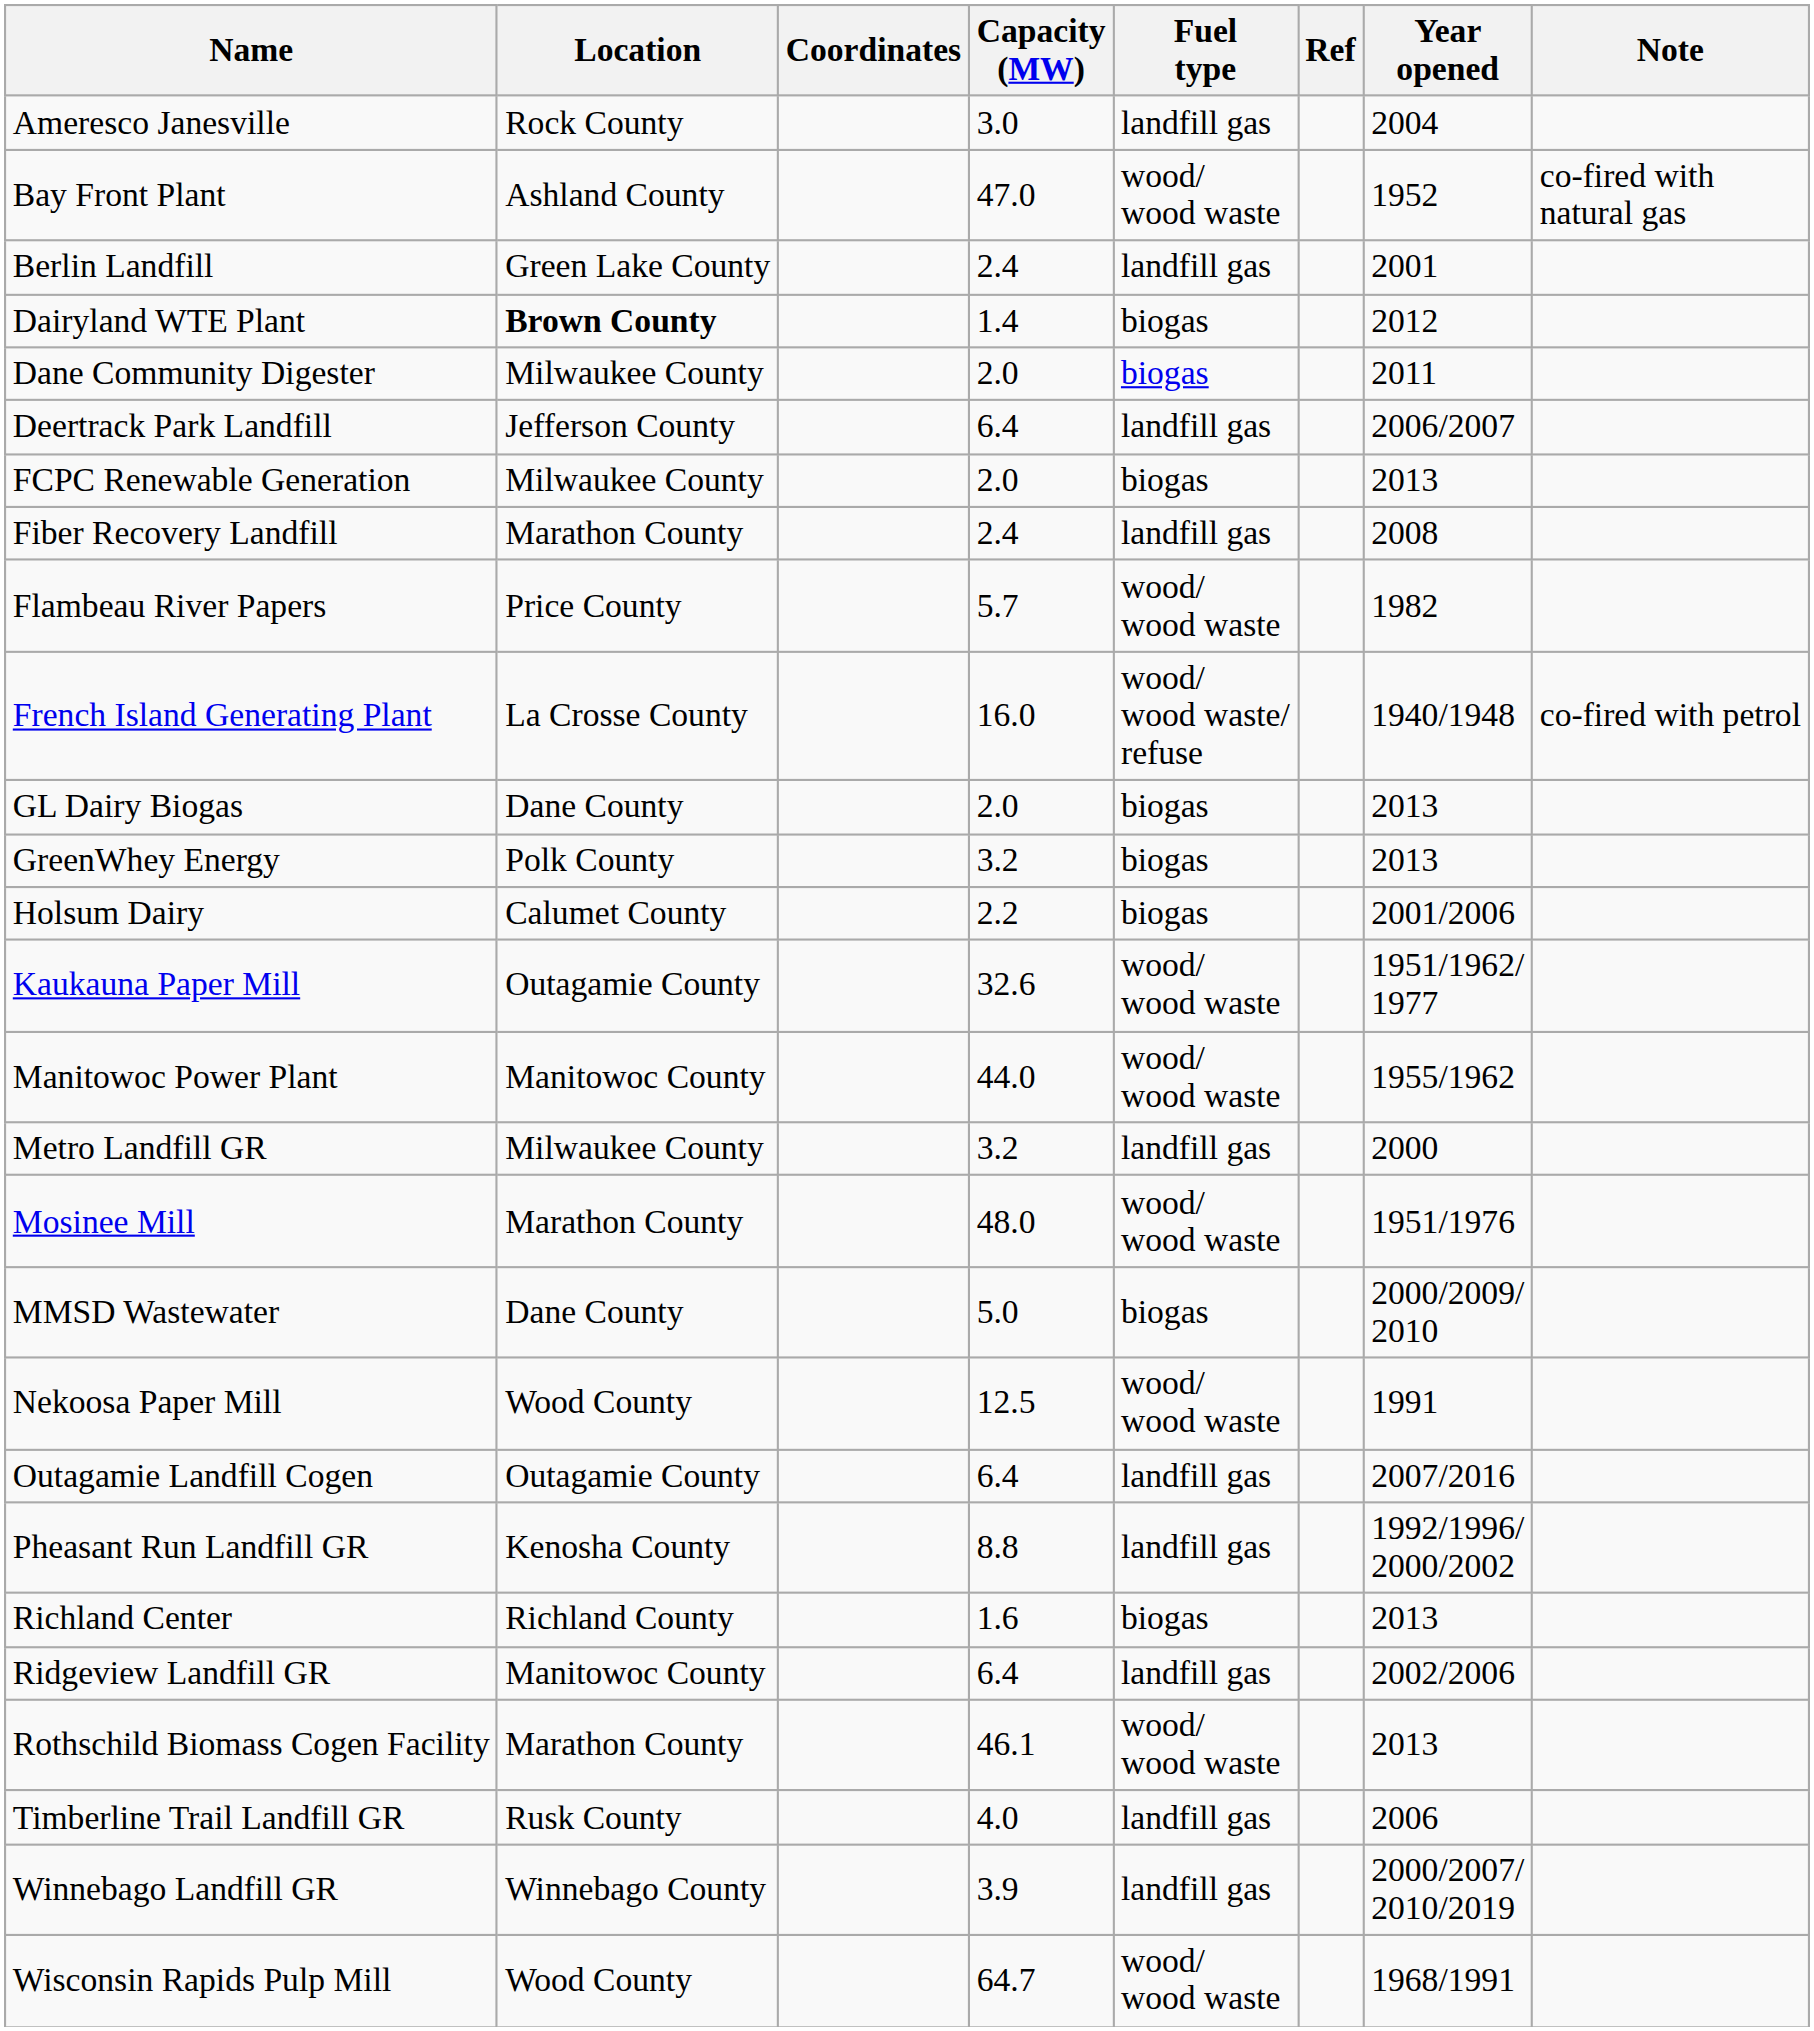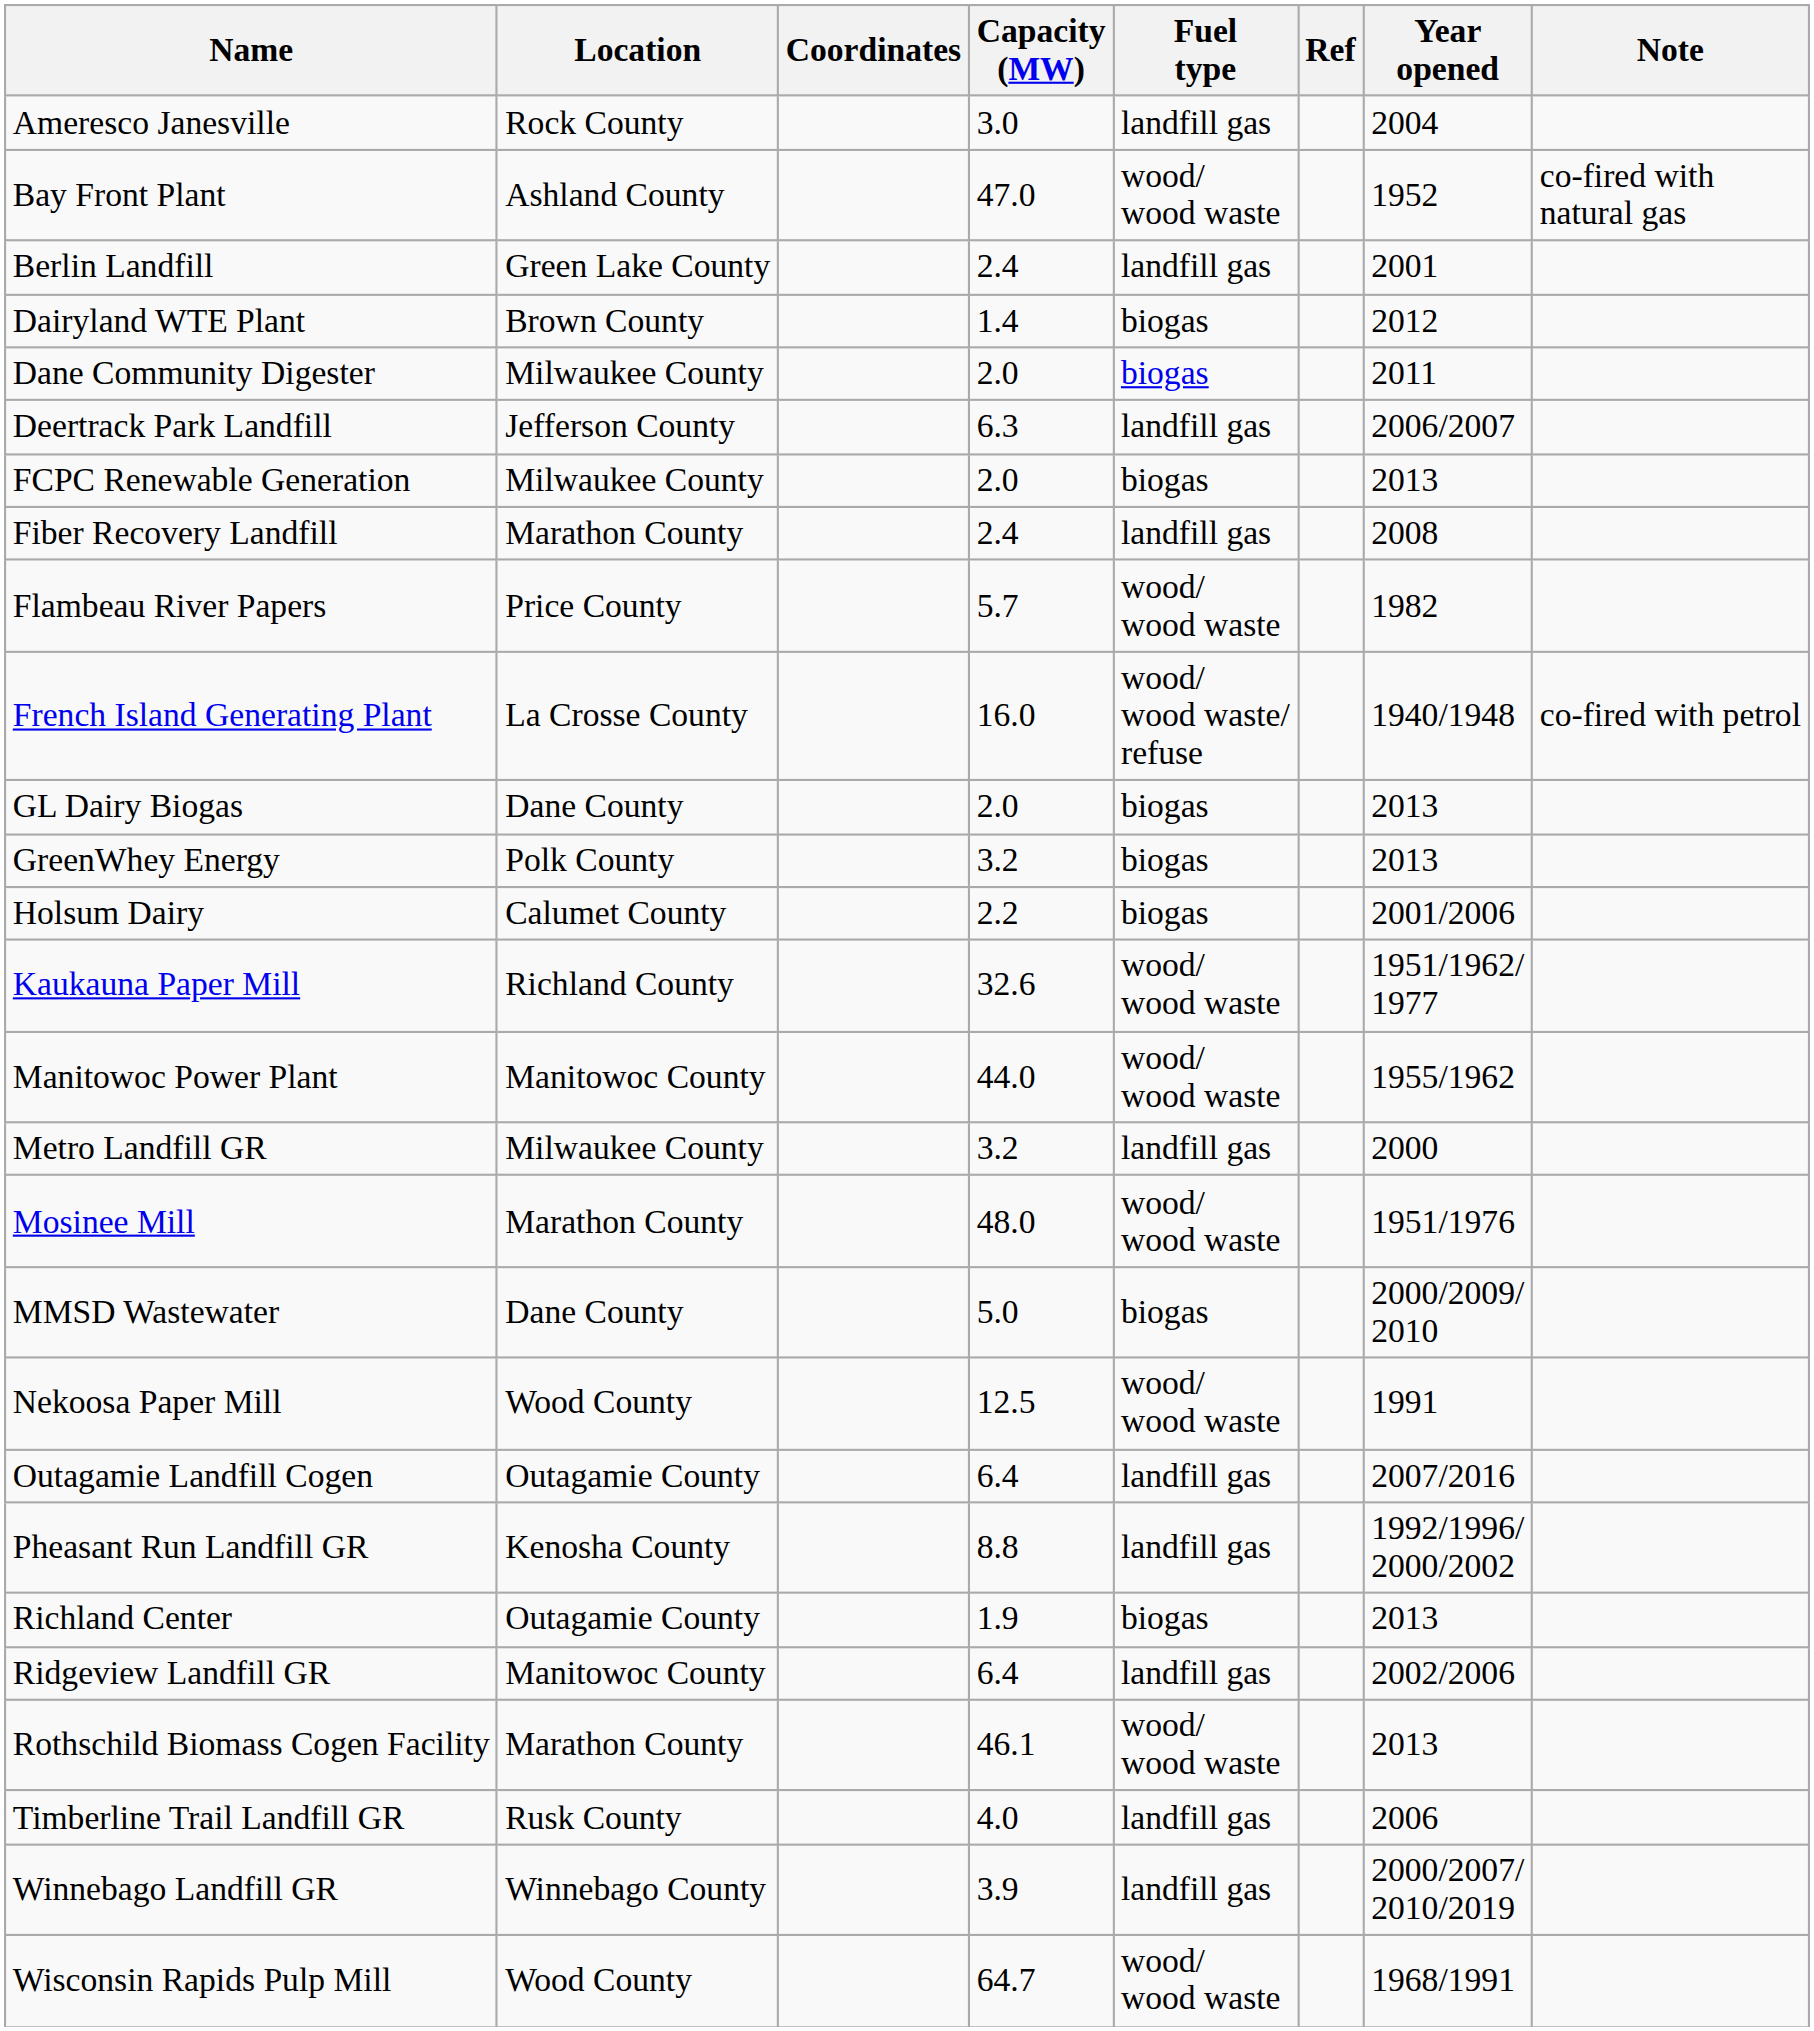(611, 319) bold -> (605, 319) normal
(998, 426) 6.4 -> (998, 426) 6.3
(633, 985) Outagamie County -> (620, 985) Richland County
(620, 1619) Richland County -> (633, 1619) Outagamie County
(998, 1619) 1.6 -> (998, 1619) 1.9
